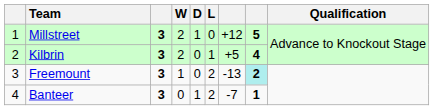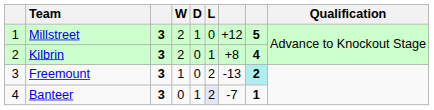(232, 54) +5 -> (232, 54) +8
(211, 94) no background -> (211, 94) lavender background
